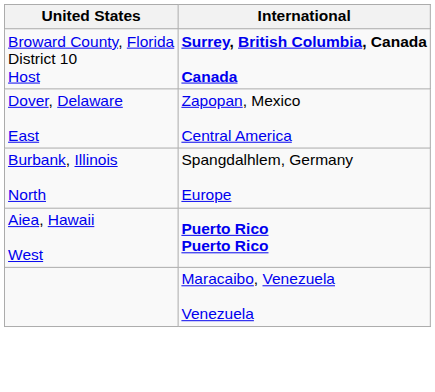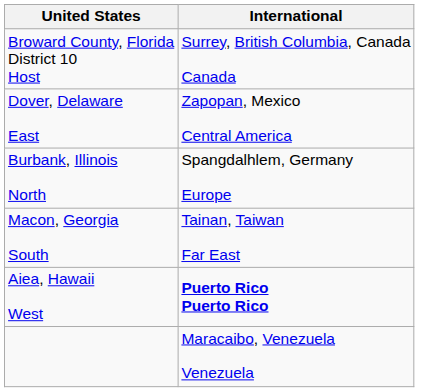(304, 58) bold -> (296, 58) normal
+ row: (63, 237)
